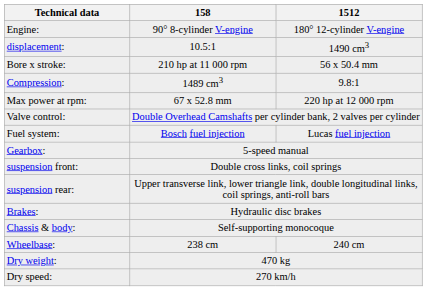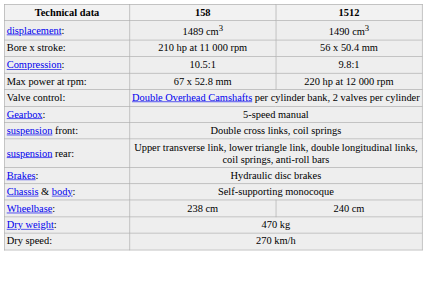- row: (24, 29)
(203, 47) 10.5:1 -> (203, 30) 1489 cm3
(203, 82) 1489 cm3 -> (203, 65) 10.5:1
- row: (34, 133)
